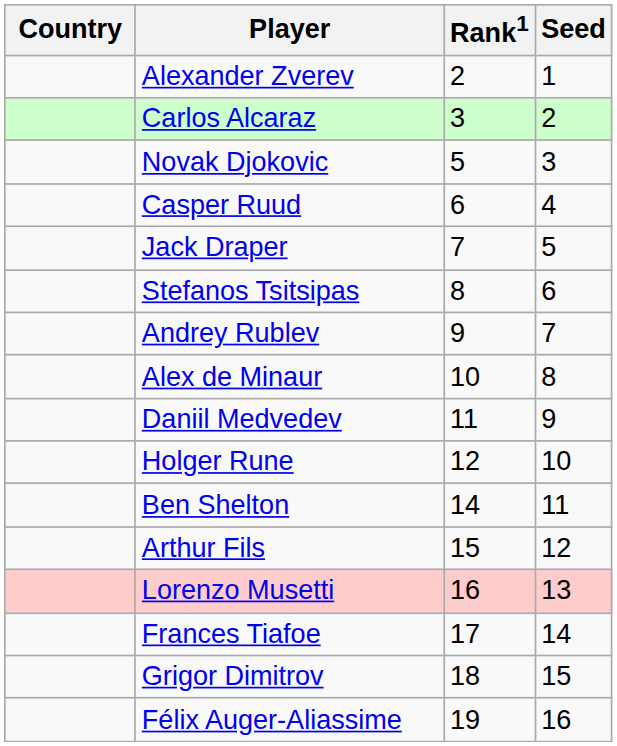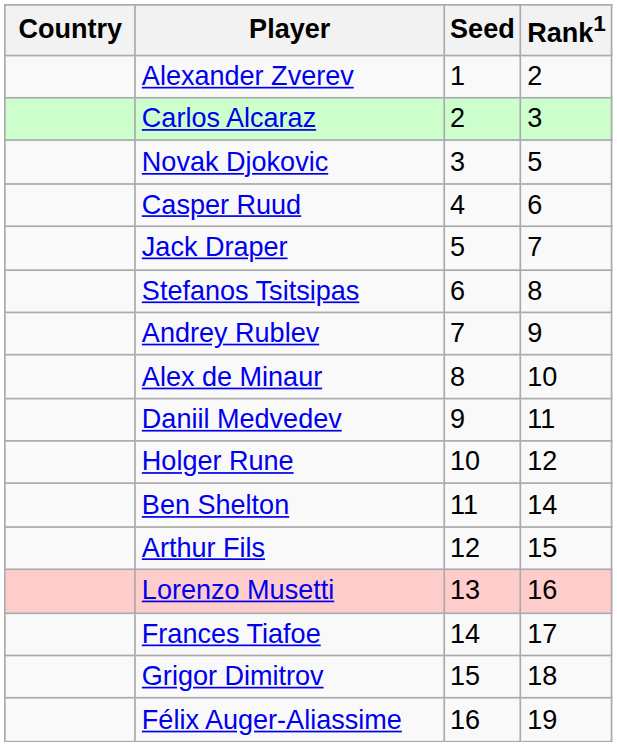columns swapped: (489, 29) <-> (574, 29)
